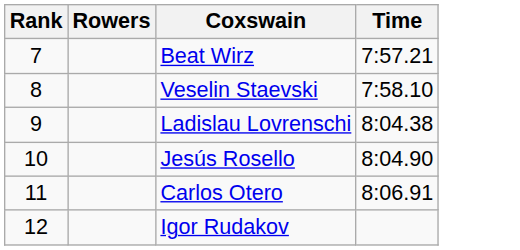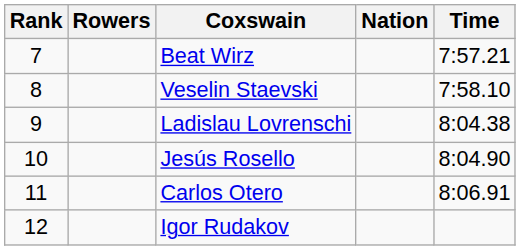+ column: (395, 21)
